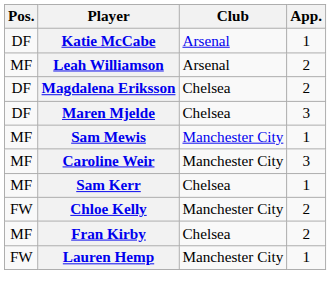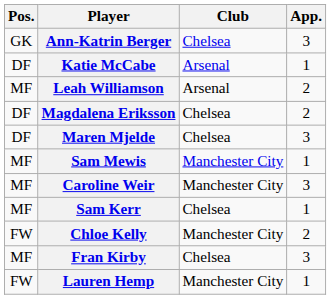+ row: (109, 40)
(306, 233) 2 -> (306, 257) 3
